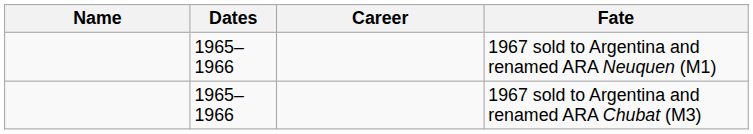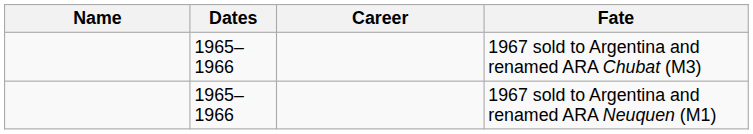rows swapped: (595, 104) <-> (602, 56)
